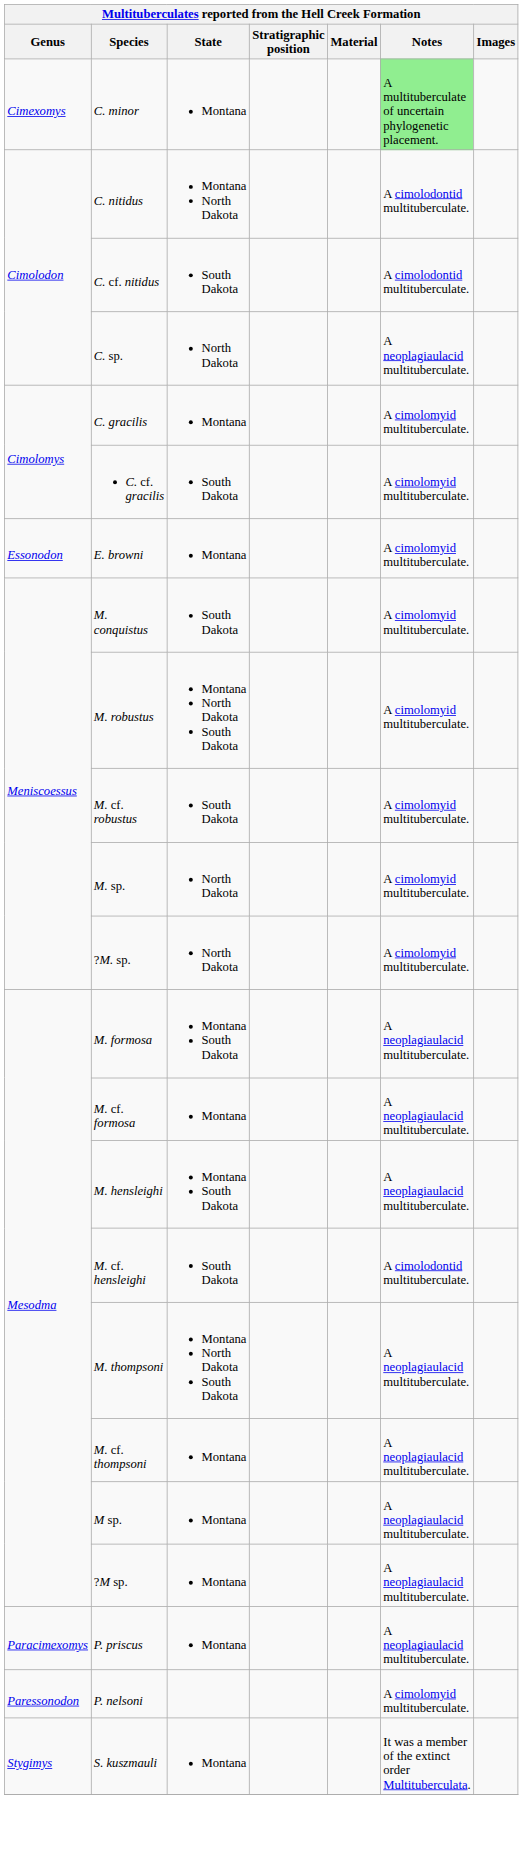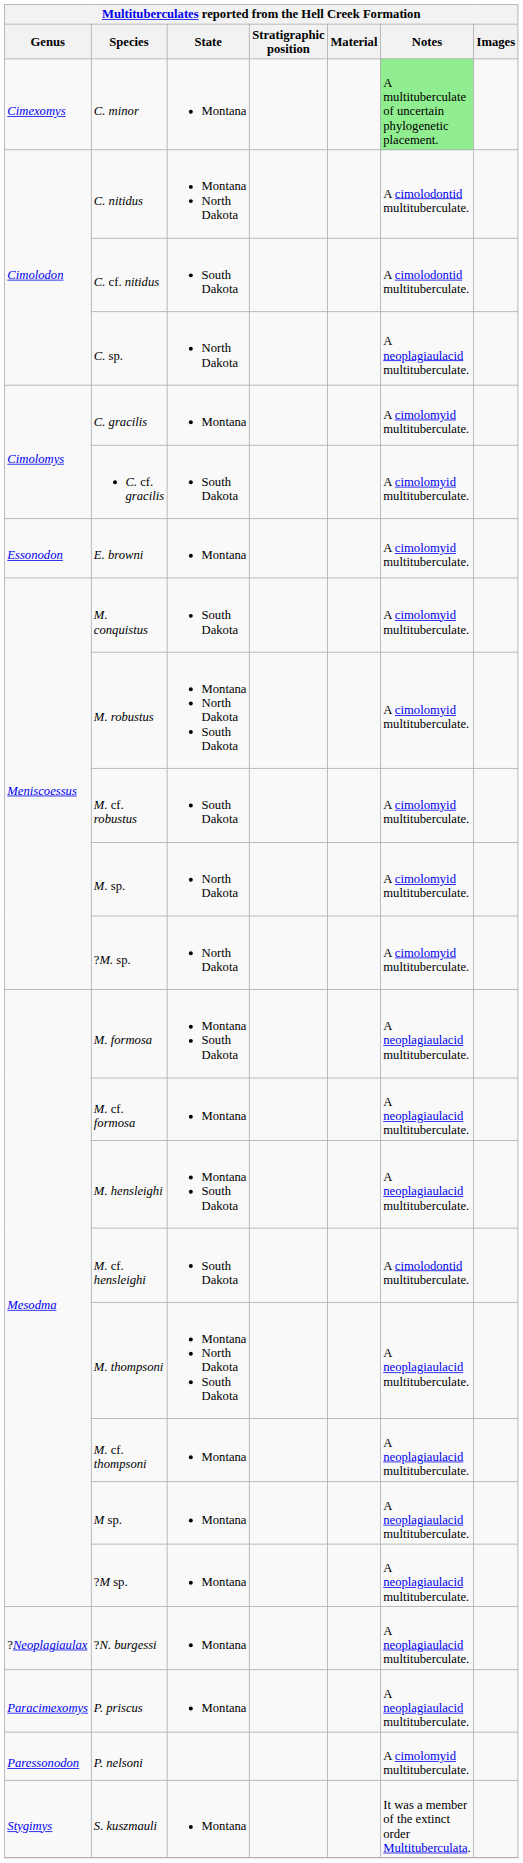+ row: (125, 1645)
